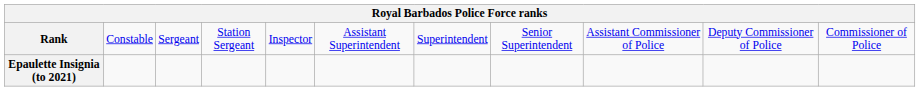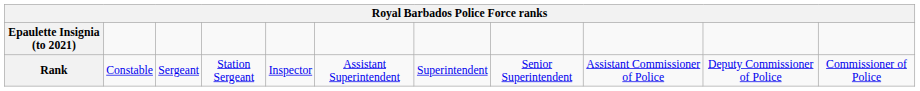rows swapped: (54, 38) <-> (54, 70)
